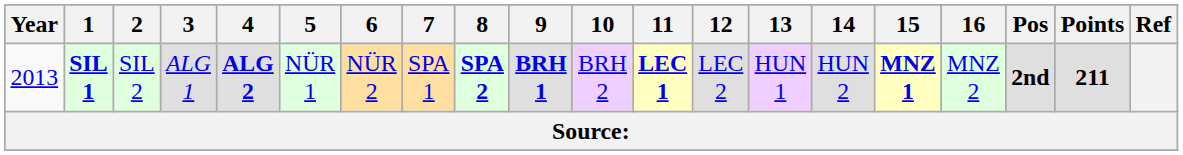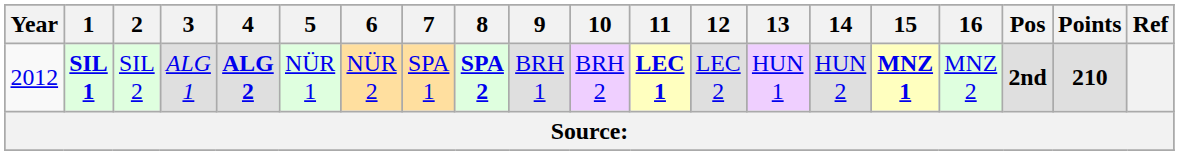(34, 76) 2013 -> (34, 76) 2012
(541, 76) bold -> (540, 76) normal
(1092, 76) 211 -> (1090, 76) 210
